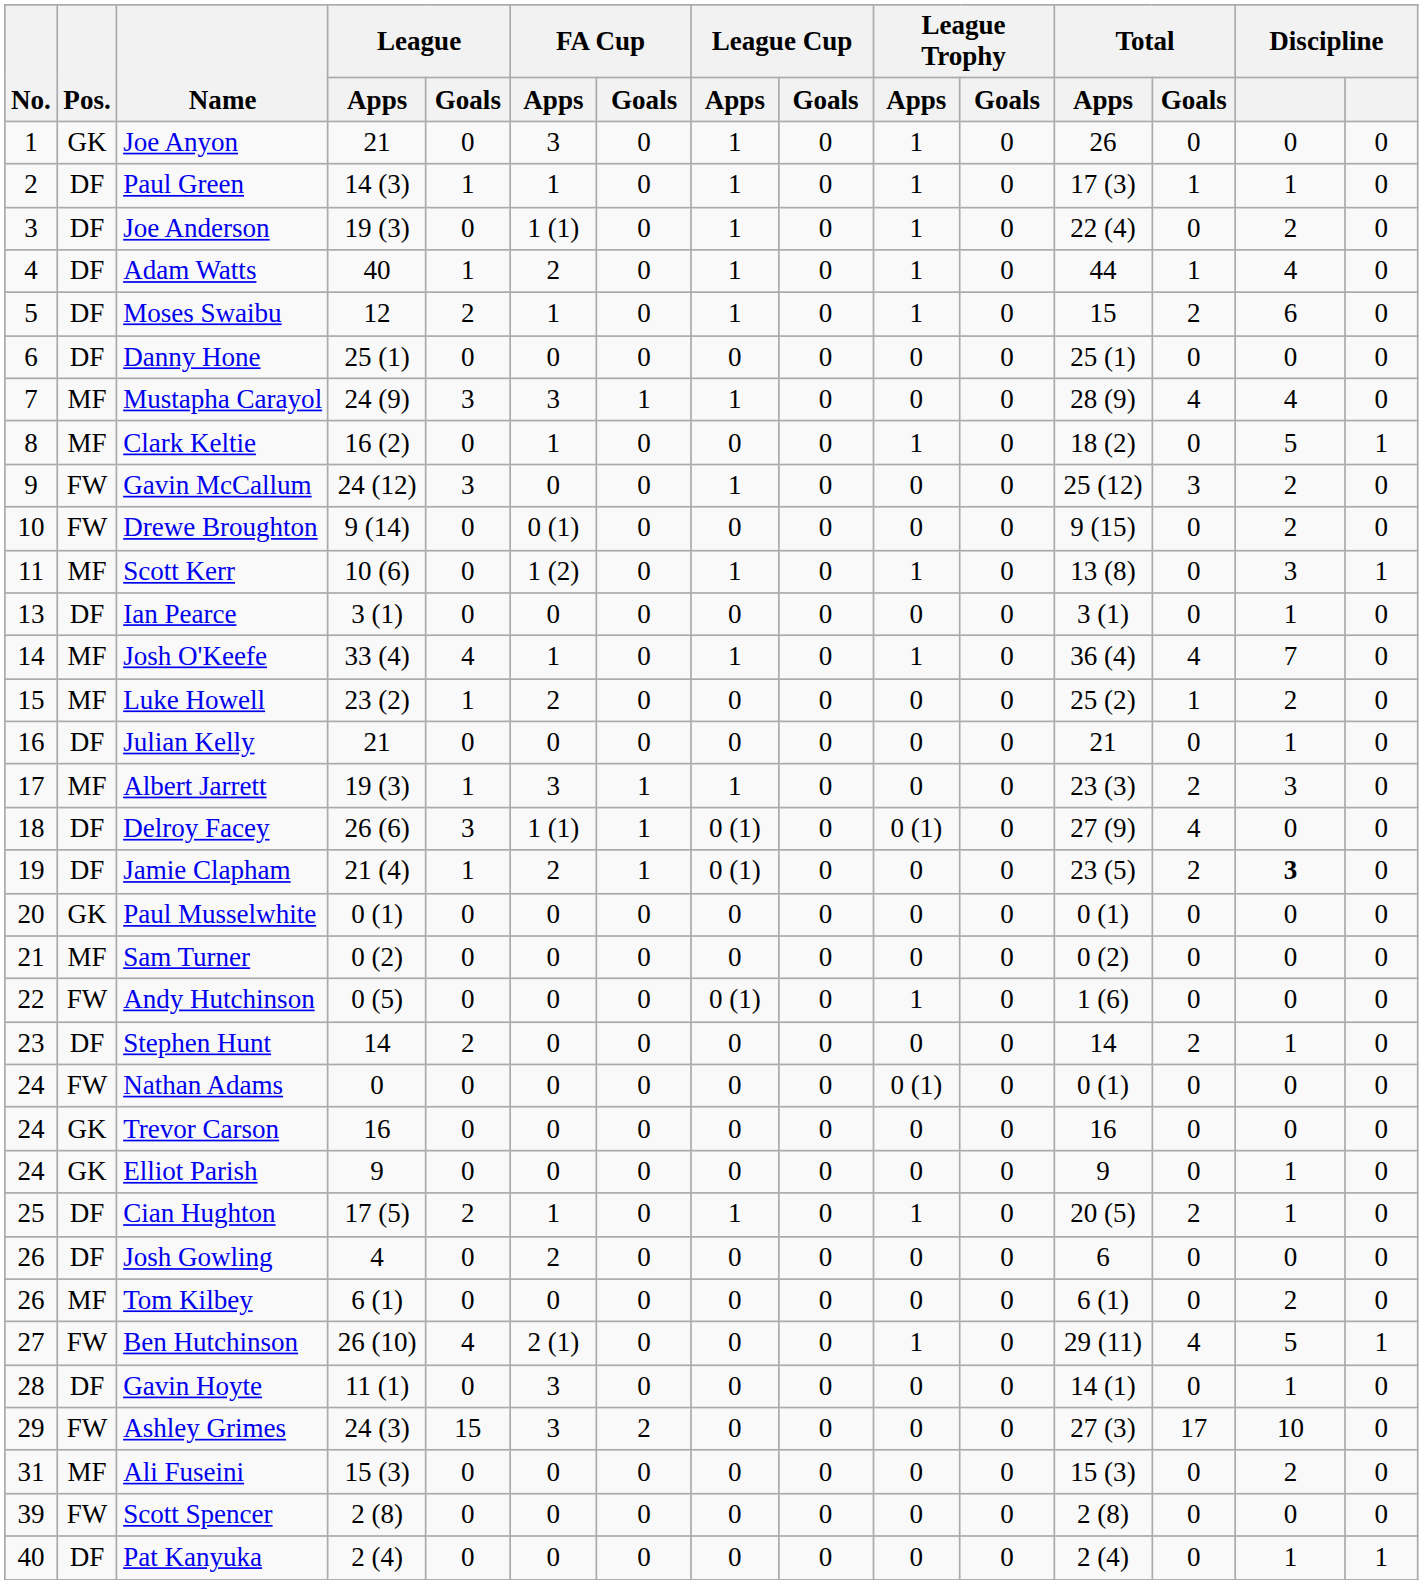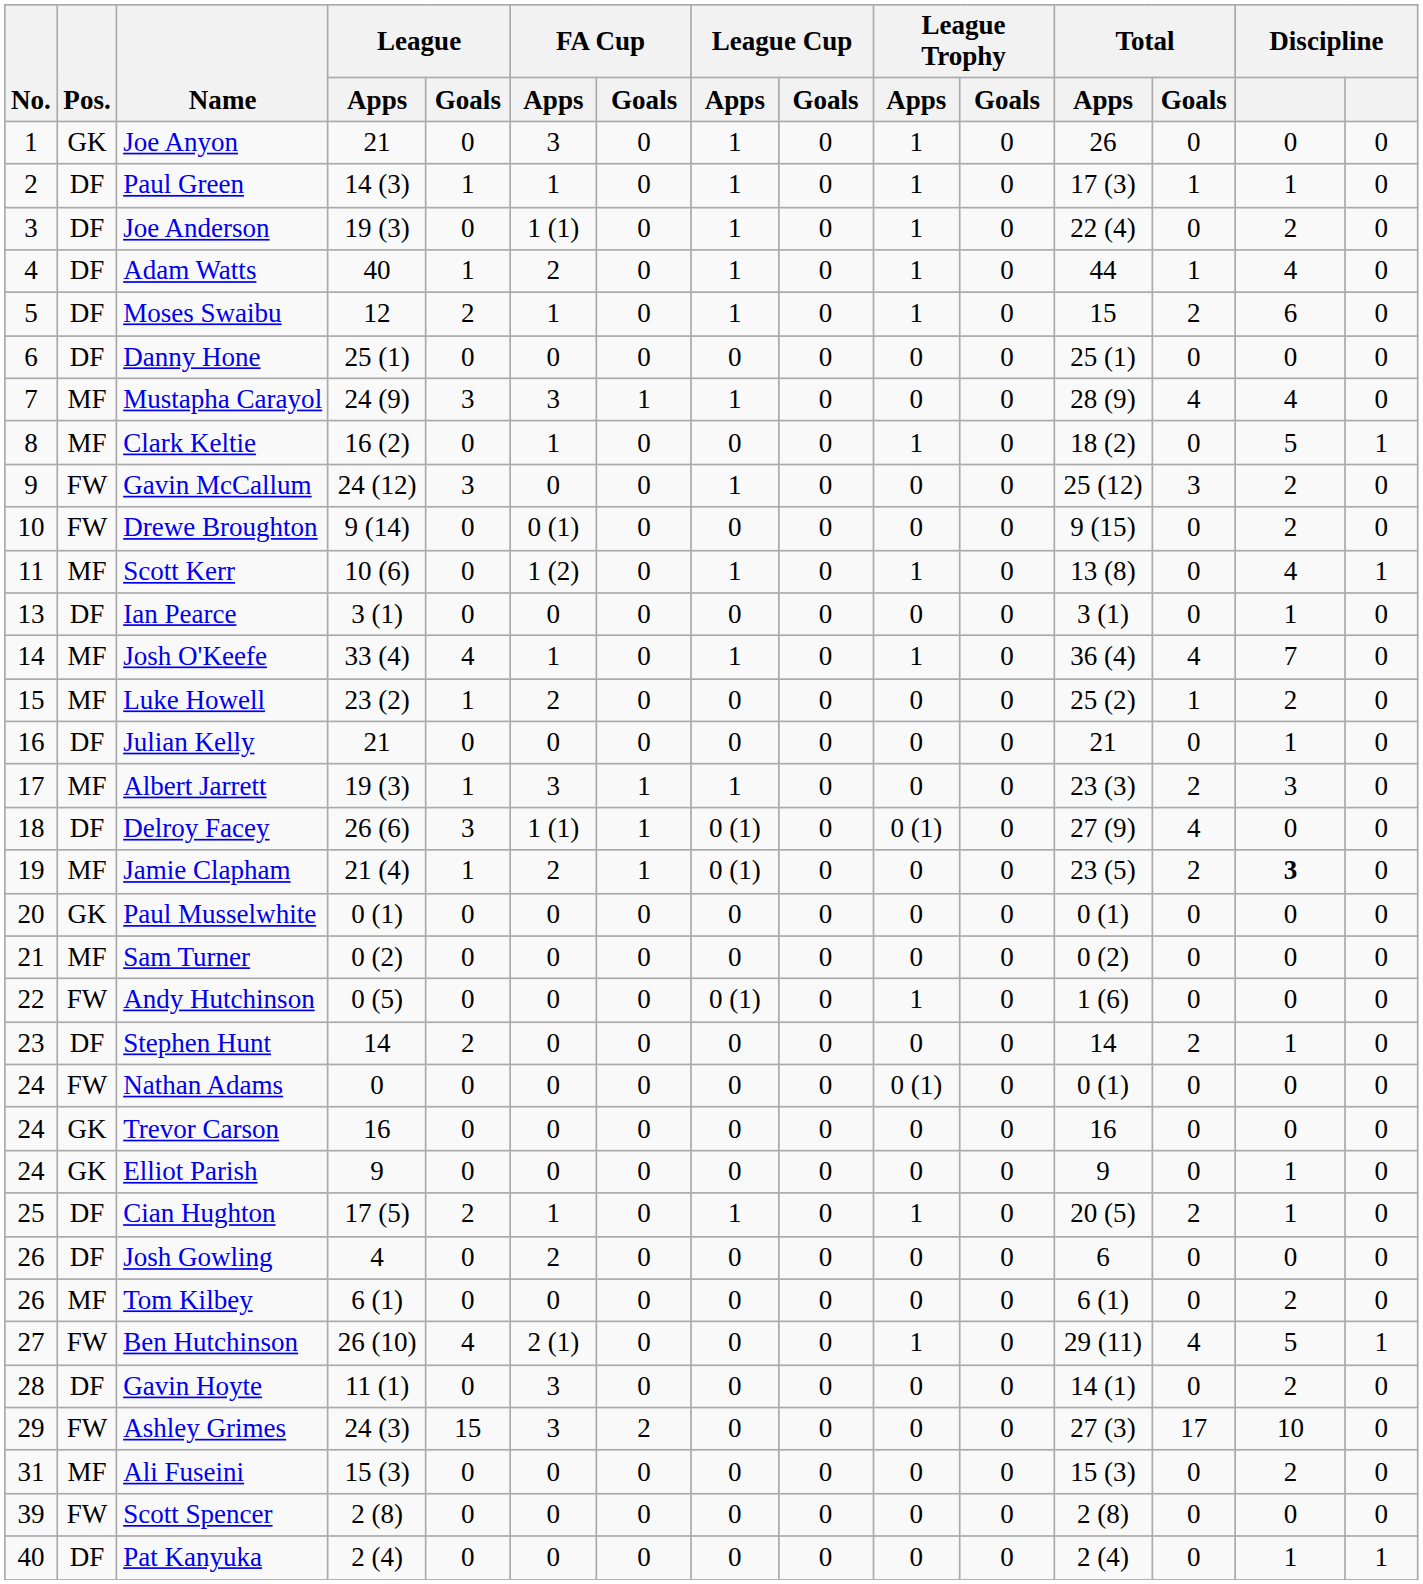(1290, 570) 3 -> (1290, 570) 4
(87, 871) DF -> (87, 871) MF
(1290, 1385) 1 -> (1290, 1385) 2
